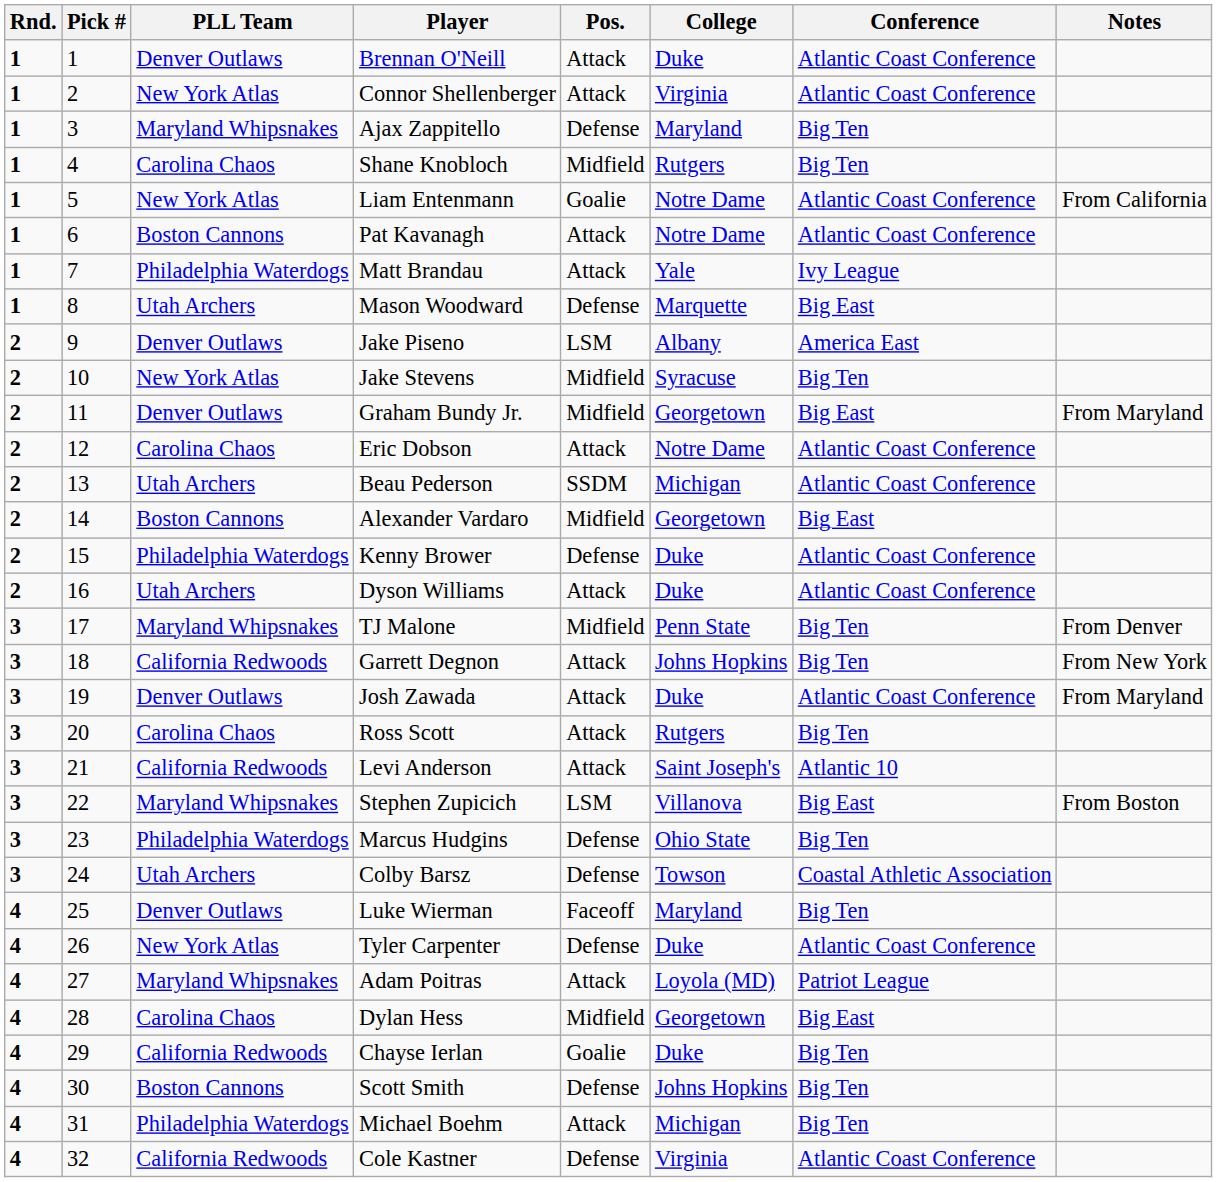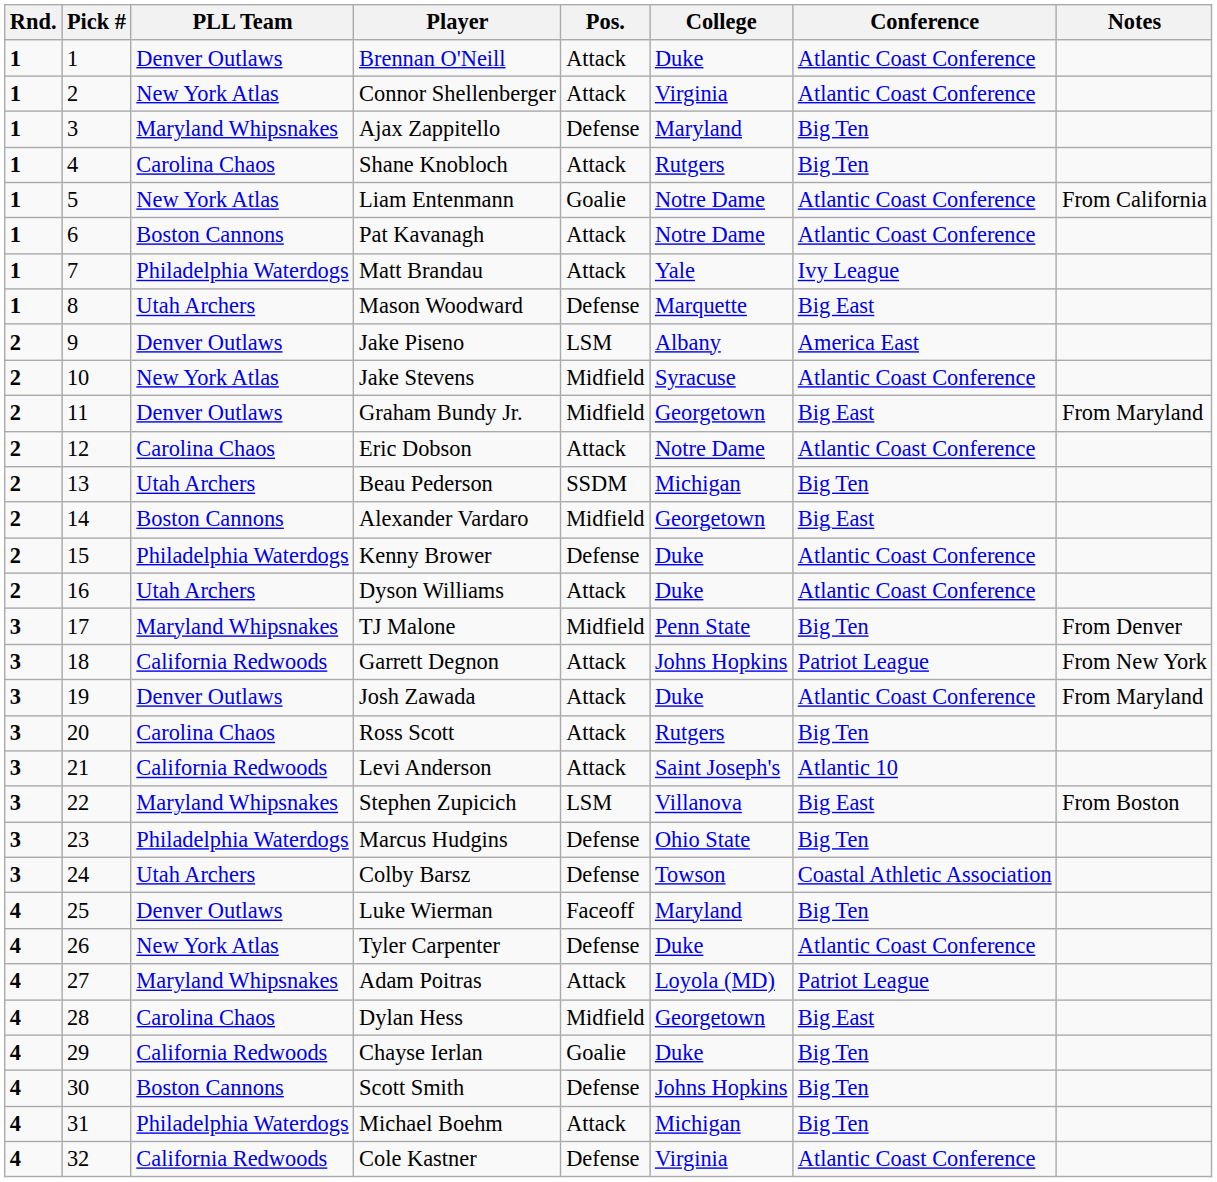(605, 164) Midfield -> (596, 164) Attack
(833, 377) Big Ten -> (917, 377) Atlantic Coast Conference
(917, 484) Atlantic Coast Conference -> (833, 484) Big Ten
(833, 661) Big Ten -> (863, 661) Patriot League
